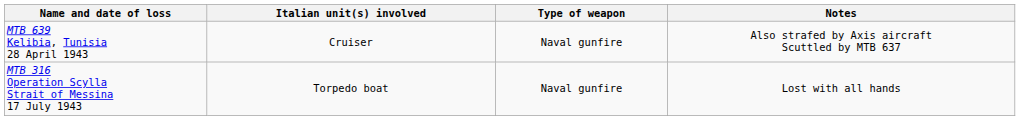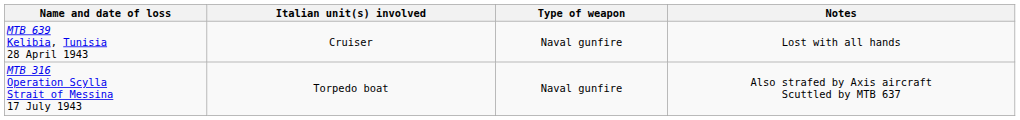(841, 42) Also strafed by Axis aircraft Scuttled by MTB 637 -> (841, 42) Lost with all hands
(841, 89) Lost with all hands -> (841, 89) Also strafed by Axis aircraft Scuttled by MTB 637
